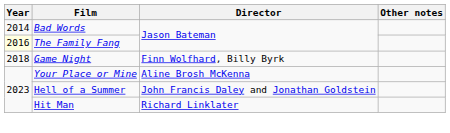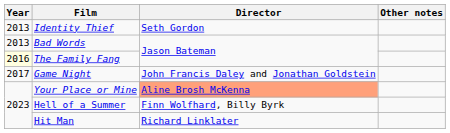+ row: (74, 28)
(18, 28) 2014 -> (18, 43) 2013
(18, 58) 2018 -> (18, 74) 2017
(213, 58) Finn Wolfhard, Billy Byrk -> (259, 74) John Francis Daley and Jonathan Goldstein
(196, 74) no background -> (196, 89) lightsalmon background
(259, 89) John Francis Daley and Jonathan Goldstein -> (213, 105) Finn Wolfhard, Billy Byrk
